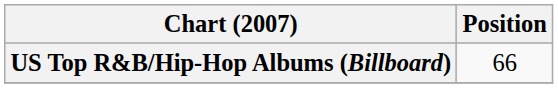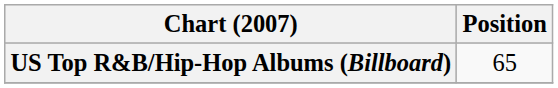(505, 62) 66 -> (505, 62) 65
